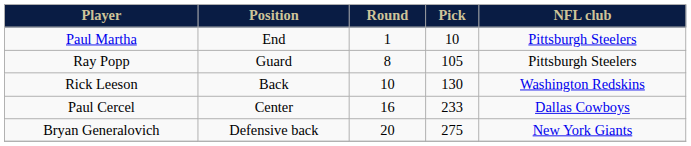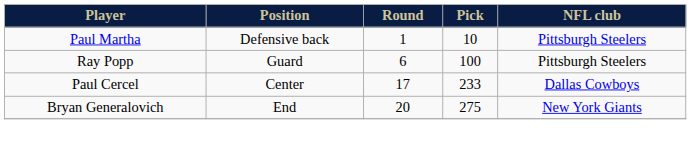(274, 38) End -> (285, 38) Defensive back
(387, 61) 8 -> (403, 61) 6
(452, 61) 105 -> (470, 61) 100
- row: (101, 84)
(387, 107) 16 -> (403, 84) 17
(274, 130) Defensive back -> (285, 107) End
